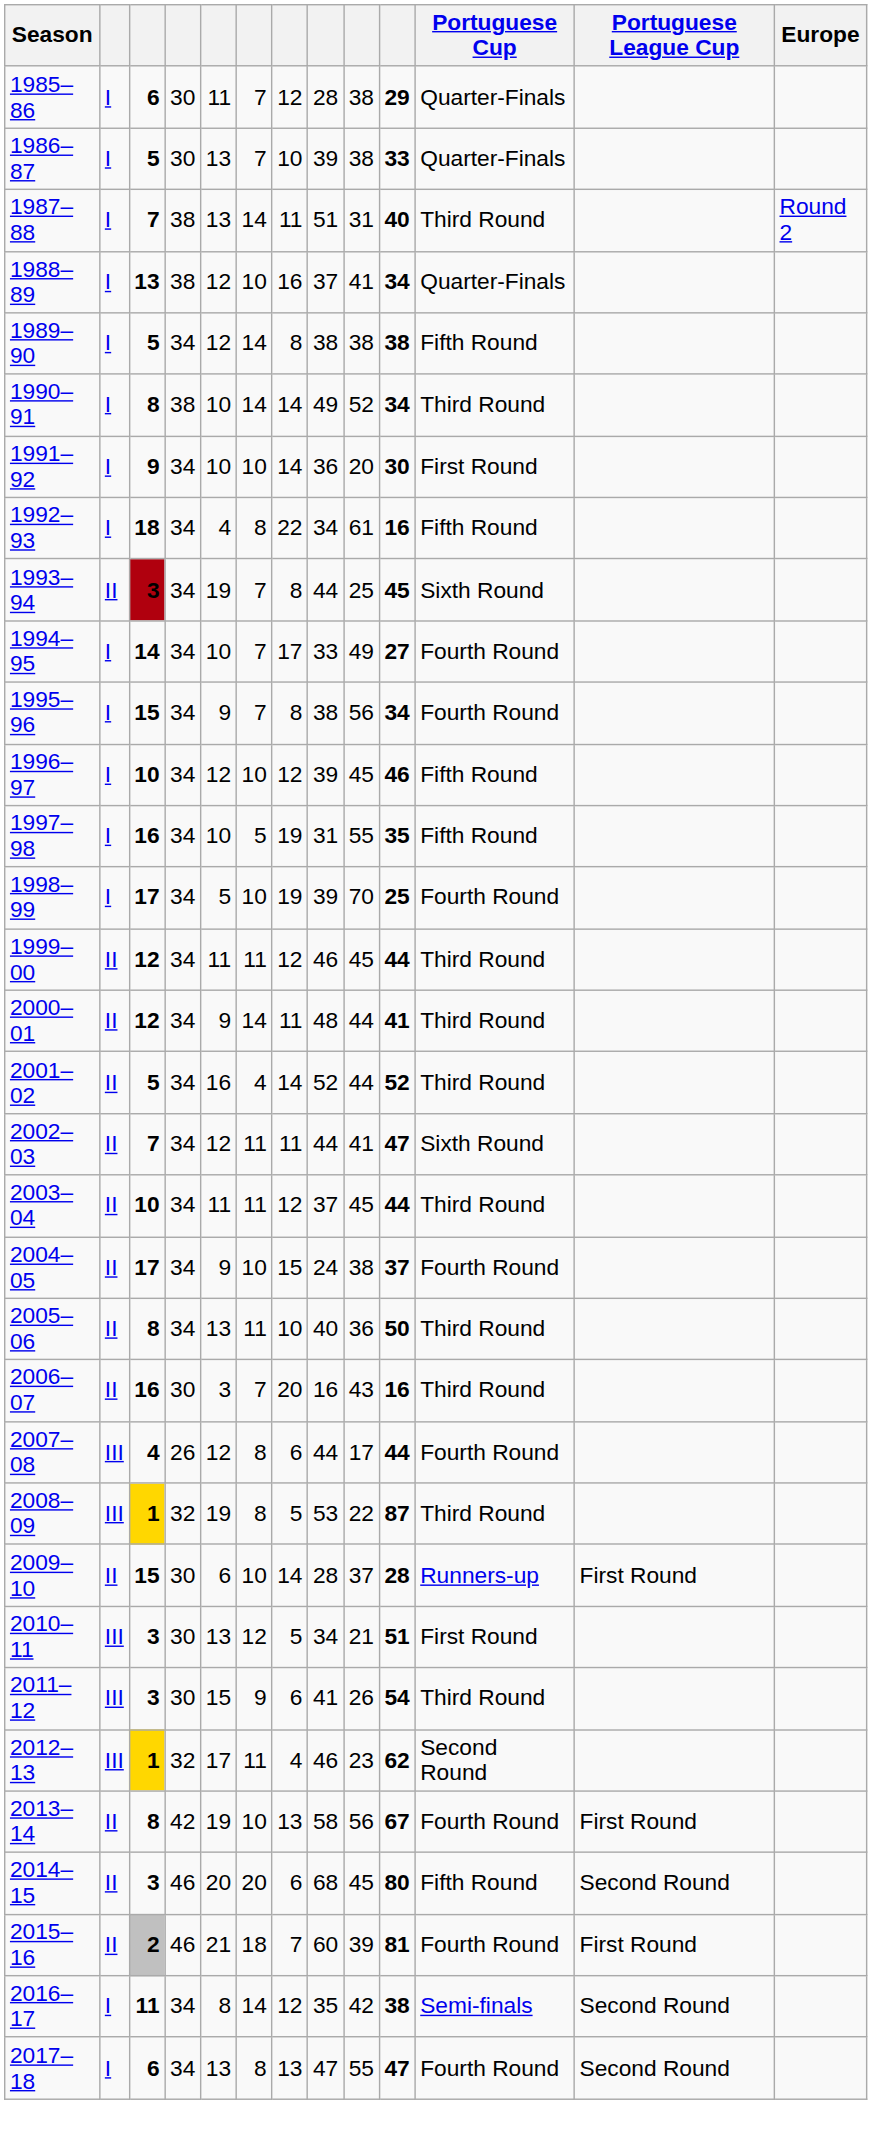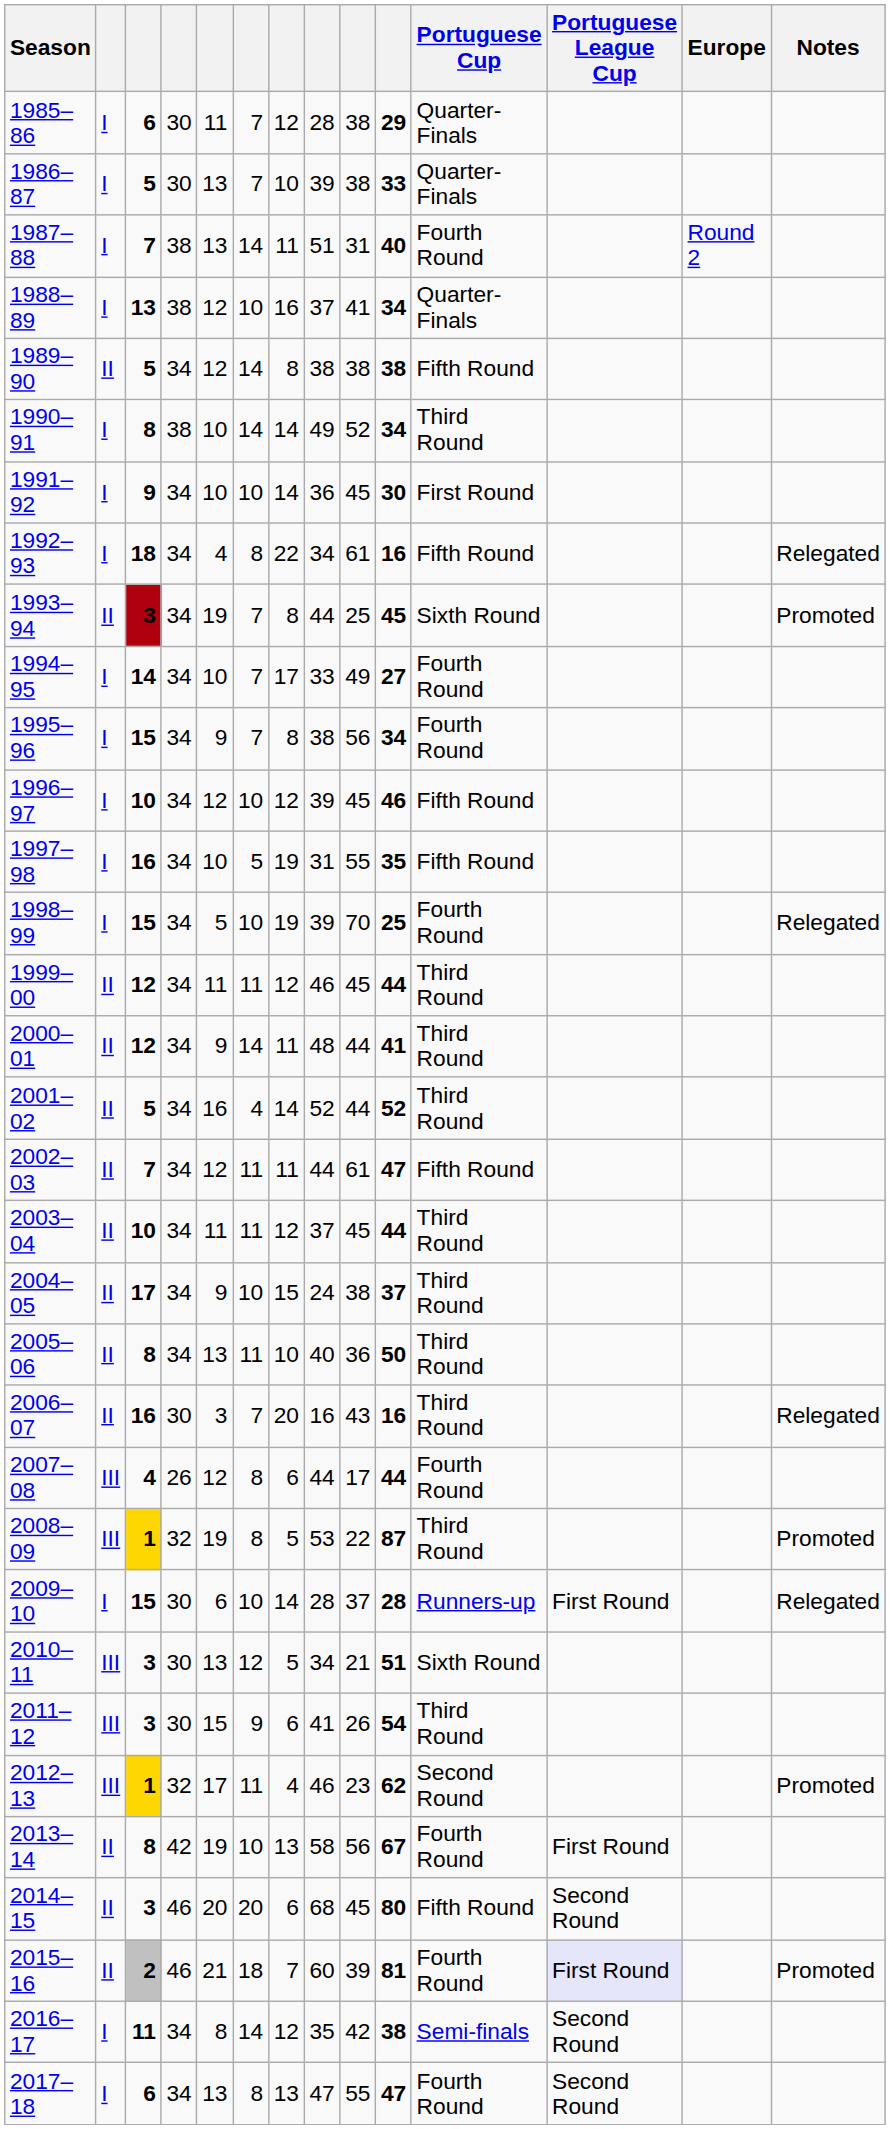+ column: (828, 48)
(483, 220) Third Round -> (450, 245) Fourth Round
(108, 343) I -> (108, 368) II
(361, 466) 20 -> (358, 492) 45
(147, 897) 17 -> (143, 923) 15
(361, 1143) 41 -> (358, 1169) 61
(482, 1143) Sixth Round -> (475, 1169) Fifth Round
(490, 1267) Fourth Round -> (450, 1292) Third Round
(111, 1575) II -> (104, 1600) I
(479, 1636) First Round -> (479, 1662) Sixth Round
(638, 1944) no background -> (611, 1970) lavender background
